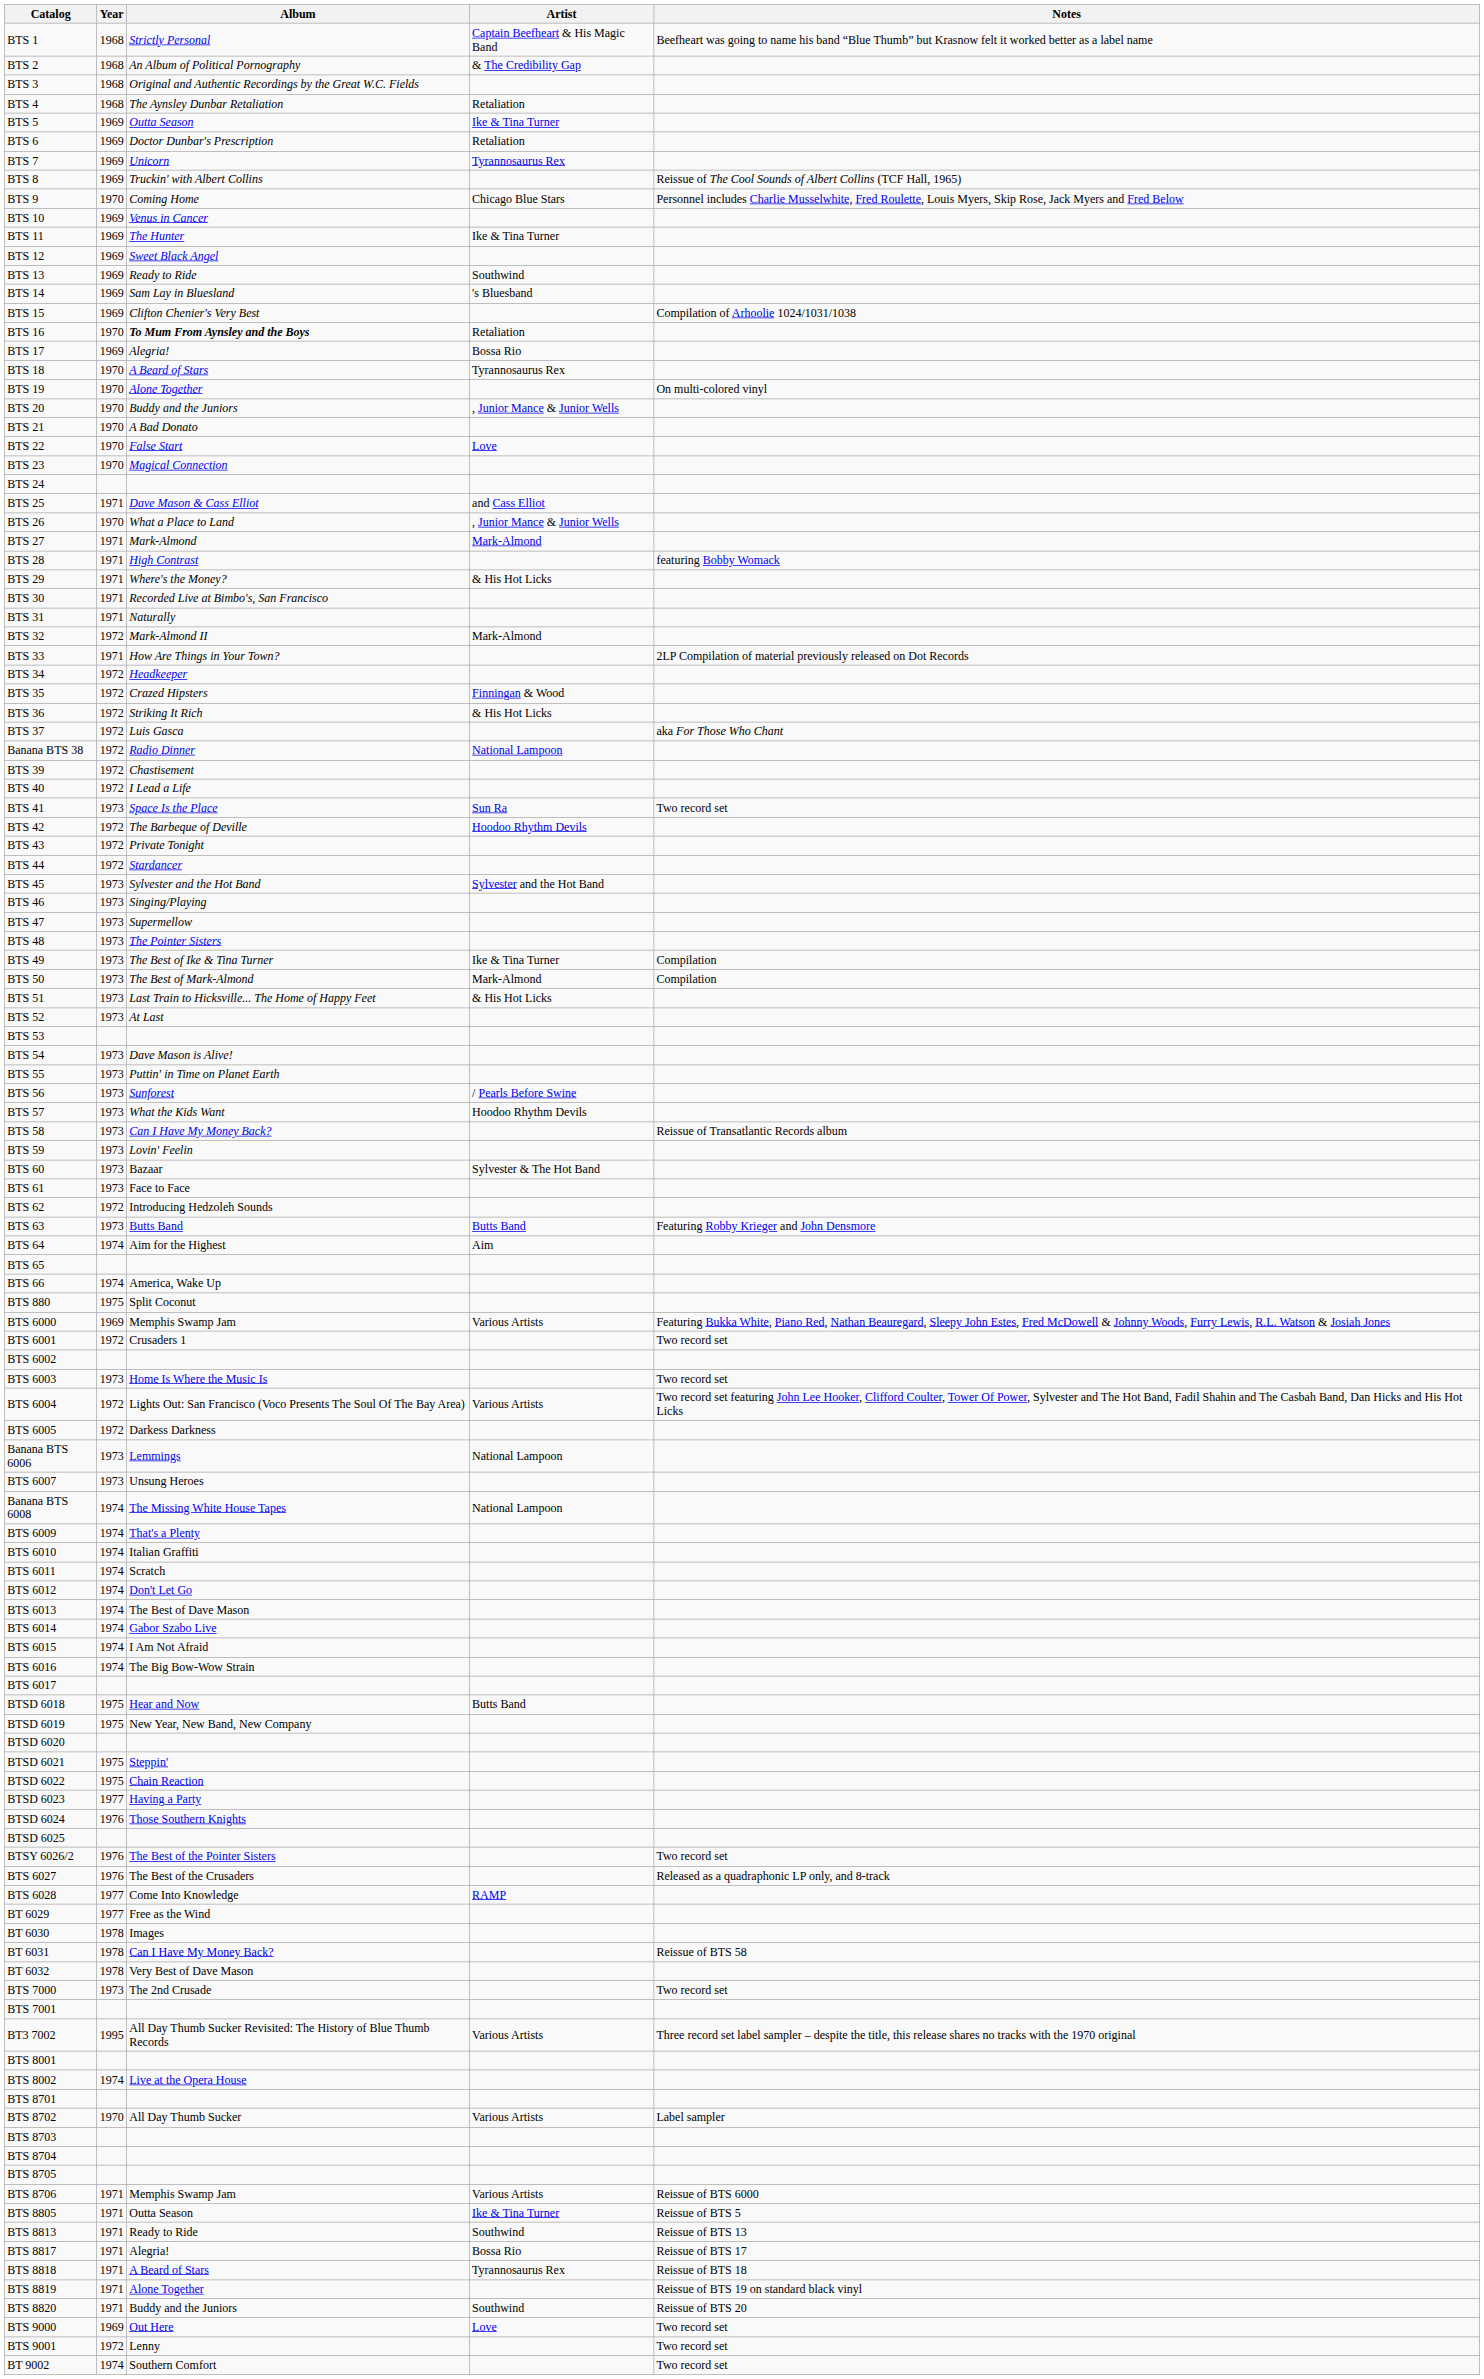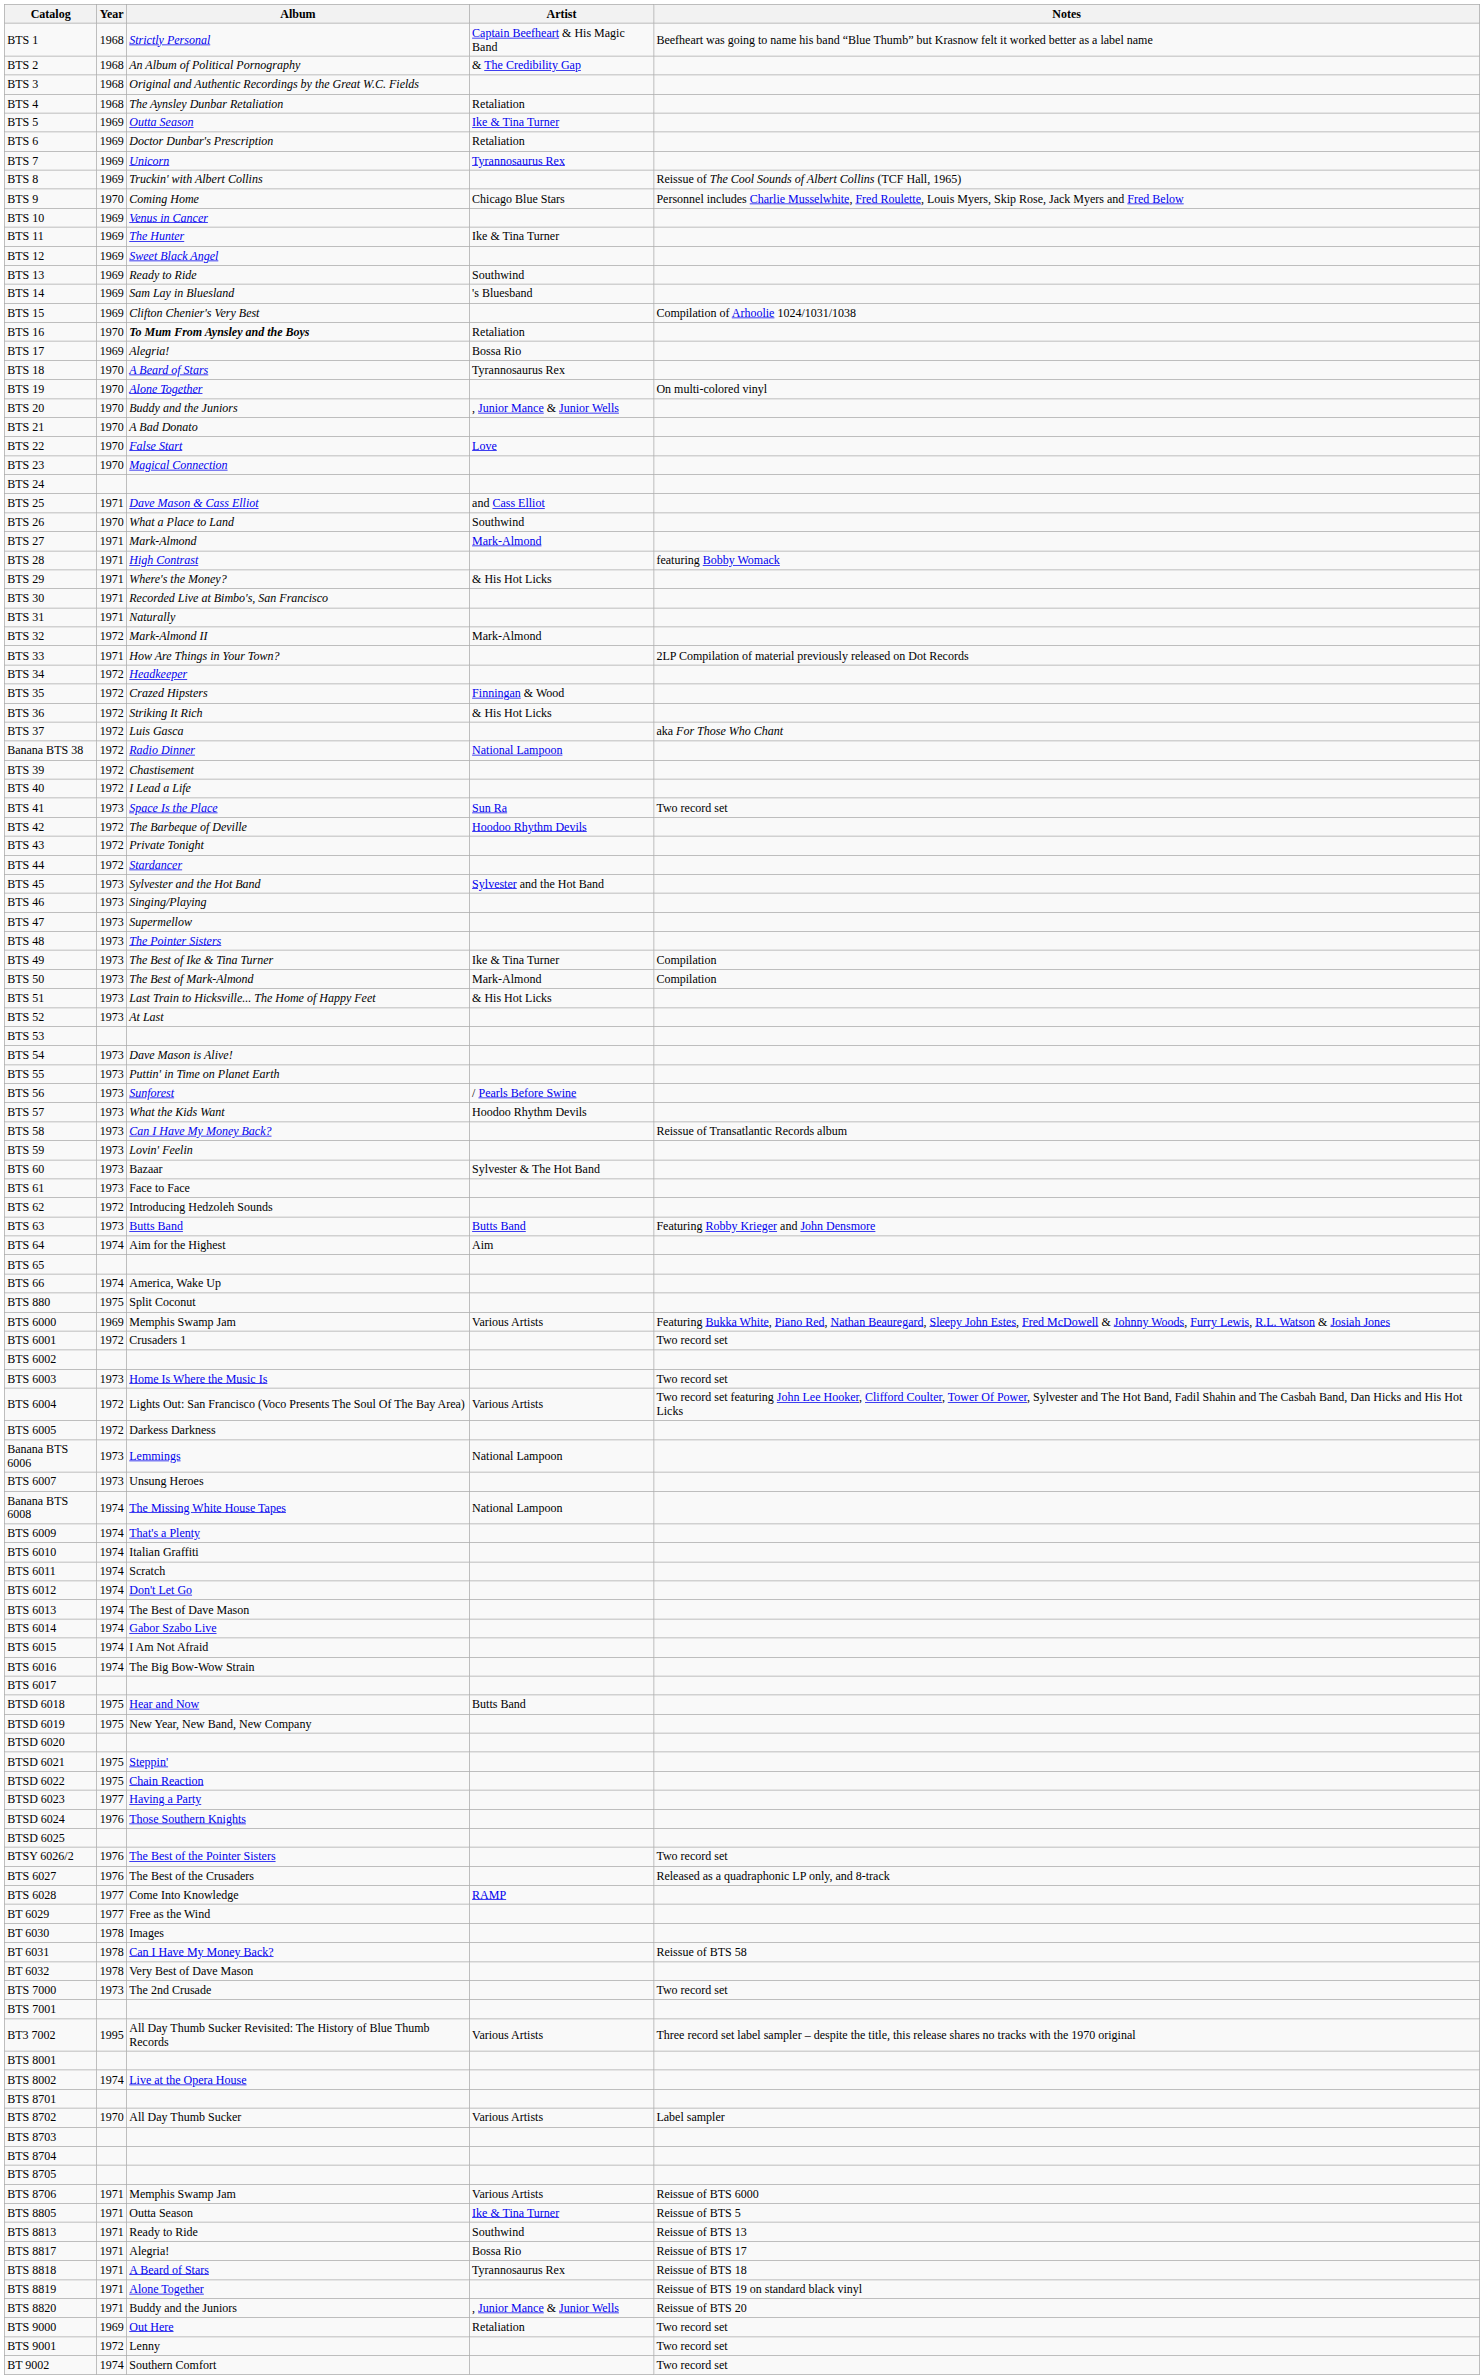(546, 522) , Junior Mance & Junior Wells -> (498, 522) Southwind
(498, 2308) Southwind -> (546, 2308) , Junior Mance & Junior Wells
(484, 2327) Love -> (498, 2327) Retaliation
